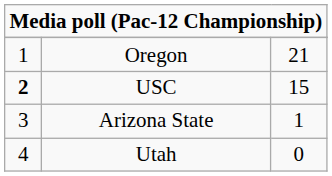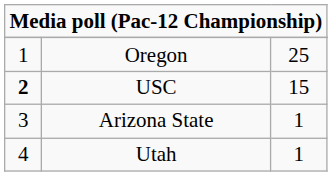(299, 54) 21 -> (299, 54) 25
(299, 154) 0 -> (299, 154) 1
